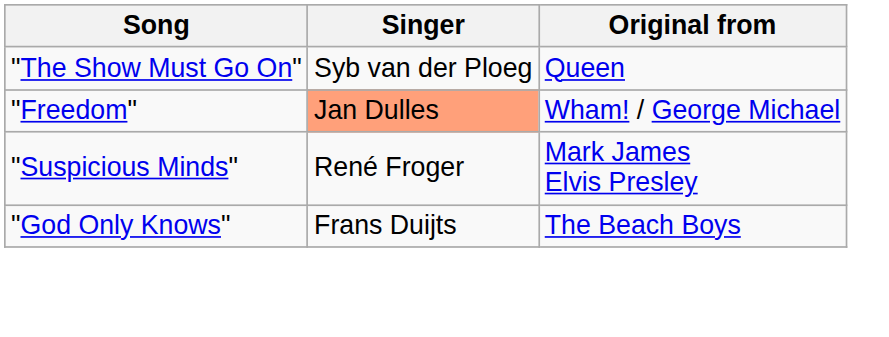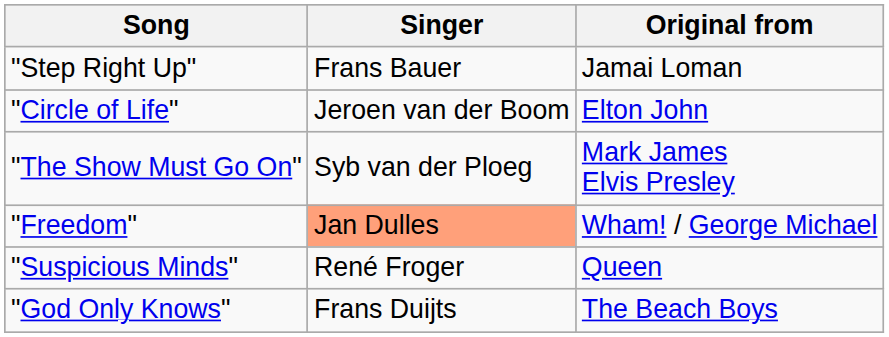+ row: (104, 68)
+ row: (95, 110)
(585, 68) Queen -> (658, 167) Mark James Elvis Presley
(621, 167) Mark James Elvis Presley -> (622, 267) Queen
